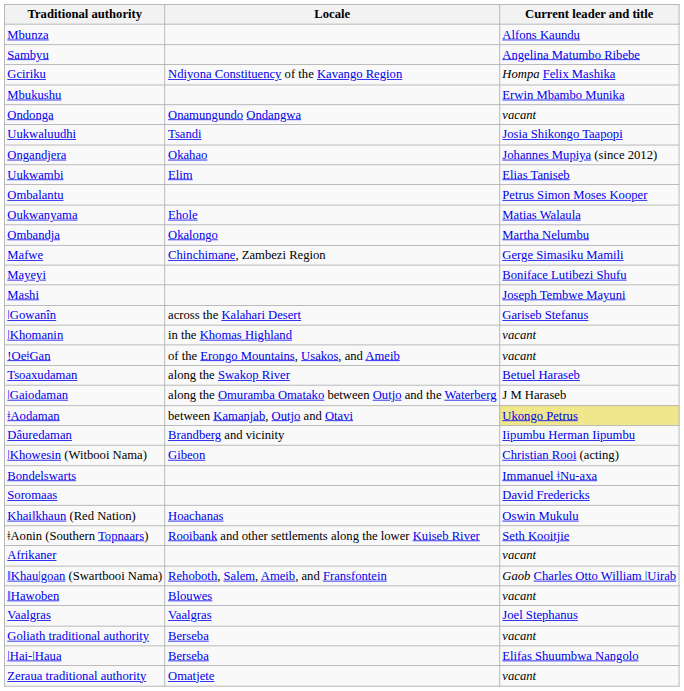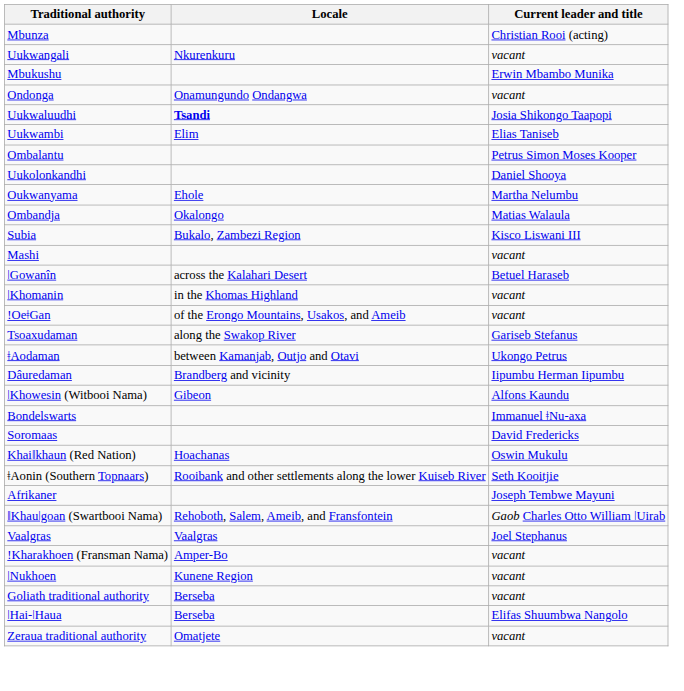(541, 34) Alfons Kaundu -> (550, 34) Christian Rooi (acting)
- row: (28, 54)
- row: (27, 74)
+ row: (38, 54)
(185, 134) normal -> (192, 114) bold
- row: (37, 154)
+ row: (47, 174)
(542, 214) Matias Walaula -> (535, 194) Martha Nelumbu
(546, 235) Martha Nelumbu -> (531, 214) Matias Walaula
+ row: (22, 235)
- row: (25, 255)
- row: (27, 275)
(564, 295) Joseph Tembwe Mayuni -> (508, 255) vacant
(545, 315) Gariseb Stefanus -> (530, 275) Betuel Haraseb
(541, 375) Betuel Haraseb -> (534, 335) Gariseb Stefanus
- row: (38, 395)
(540, 415) khaki background -> (529, 355) no background
(561, 455) Christian Rooi (acting) -> (530, 395) Alfons Kaundu
(519, 555) vacant -> (553, 495) Joseph Tembwe Mayuni
- row: (33, 595)
+ row: (88, 555)
+ row: (32, 575)
